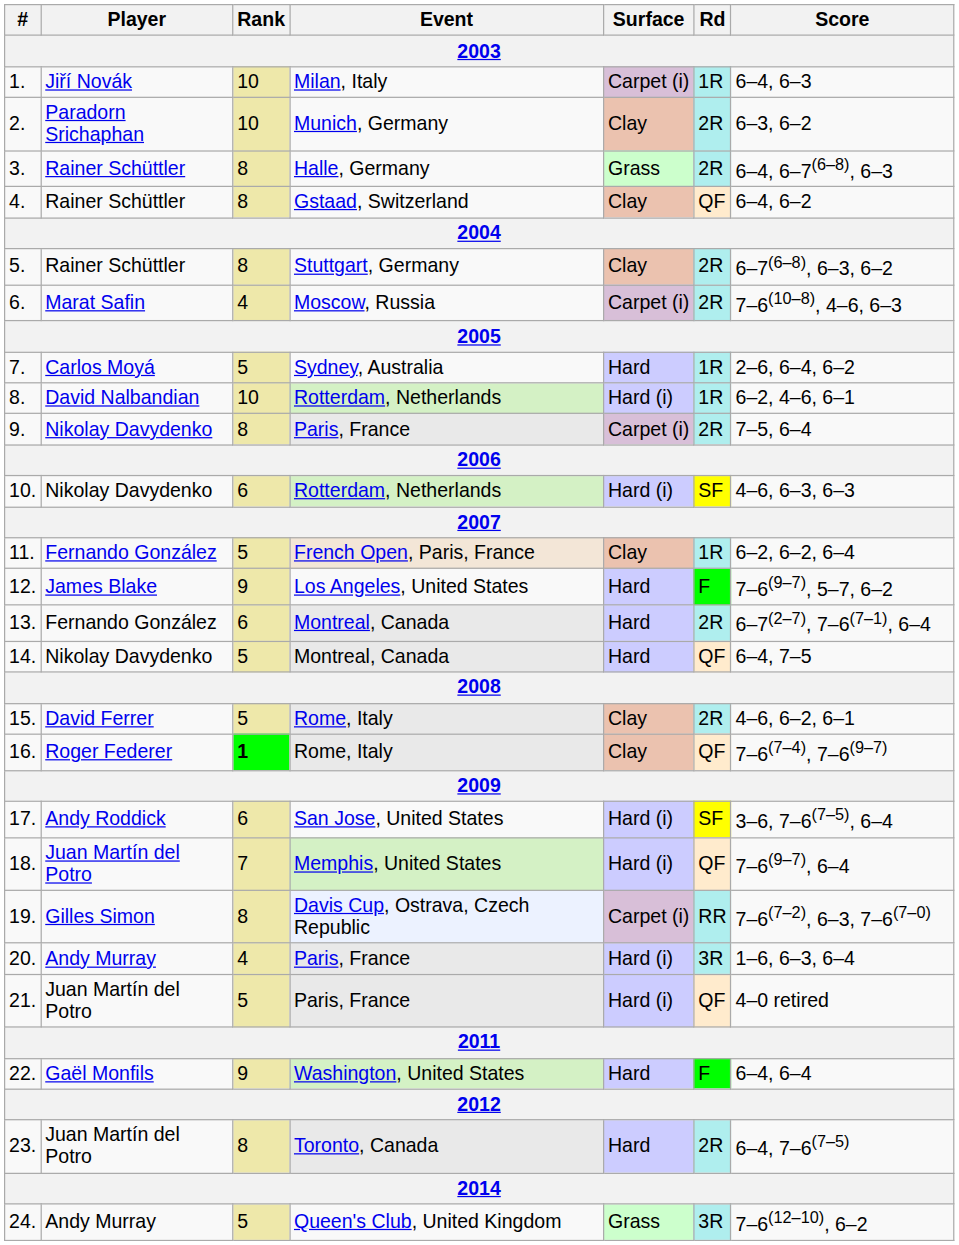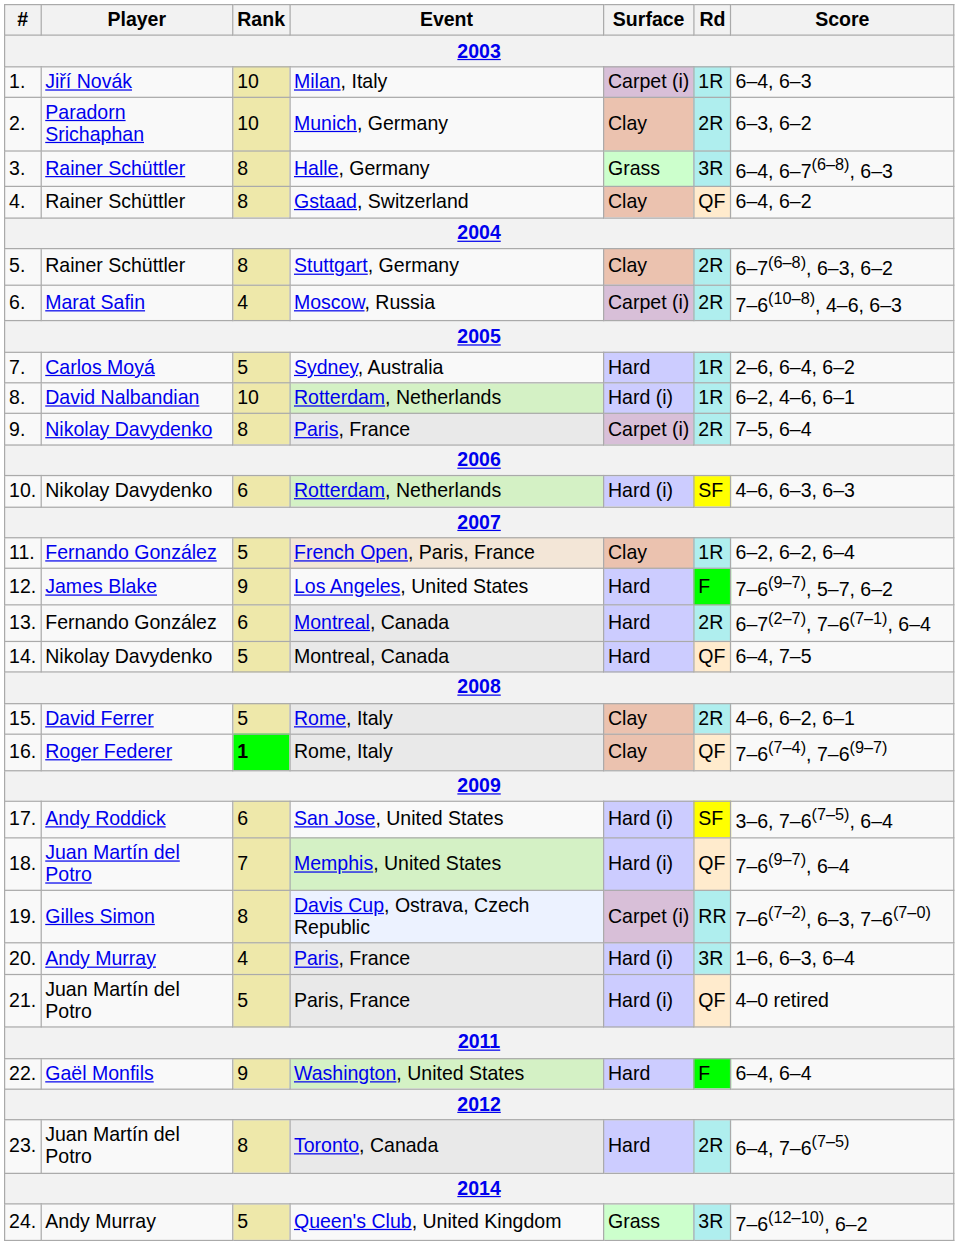(711, 168) 2R -> (711, 168) 3R
